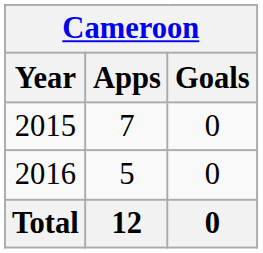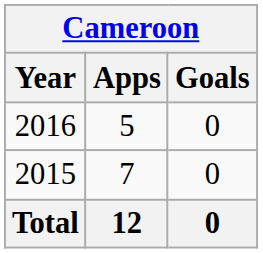rows swapped: (45, 125) <-> (45, 174)
